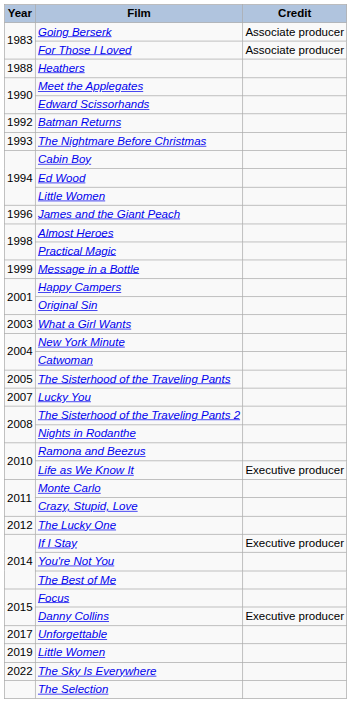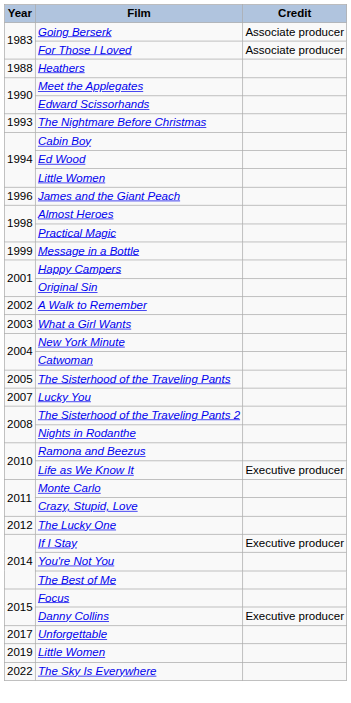- row: (20, 123)
+ row: (20, 305)
- row: (20, 689)
